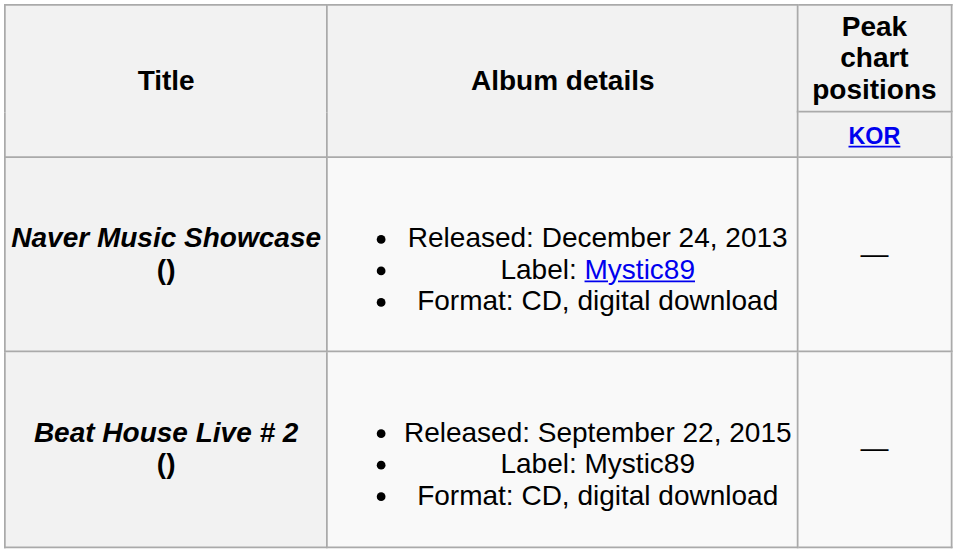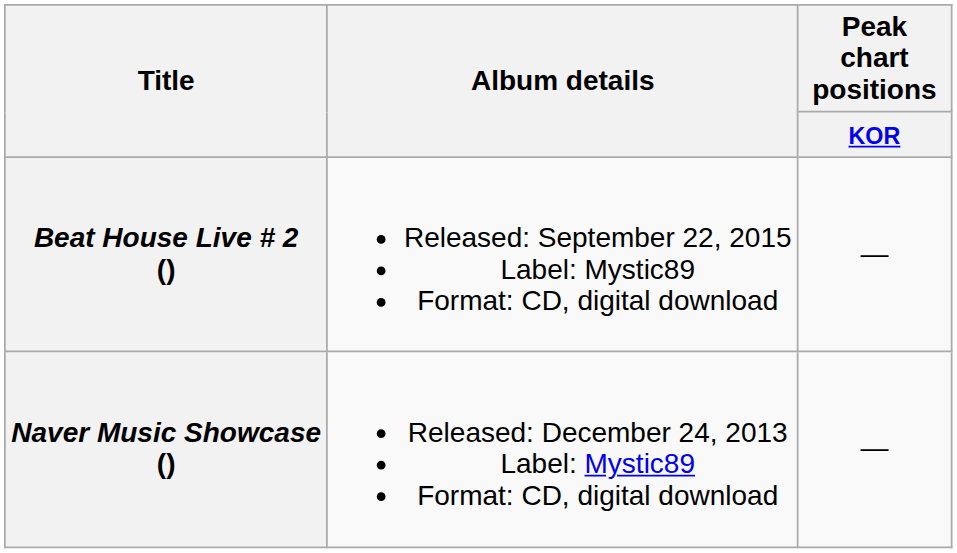rows swapped: (166, 253) <-> (166, 448)
